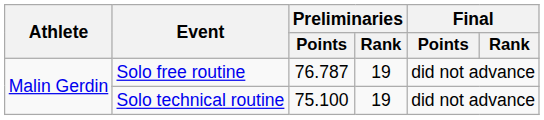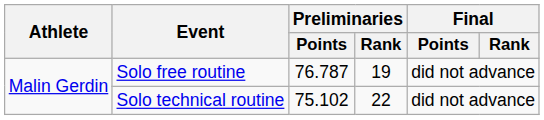(322, 101) 75.100 -> (322, 101) 75.102
(381, 101) 19 -> (381, 101) 22
